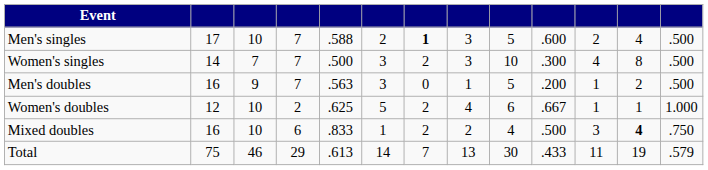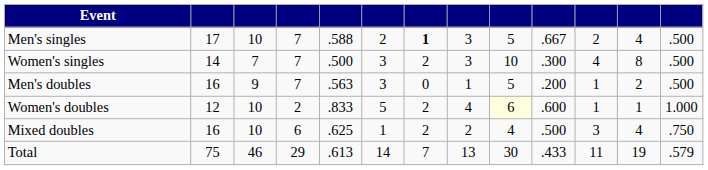(554, 38) .600 -> (554, 38) .667
(340, 107) .625 -> (340, 107) .833
(511, 107) no background -> (511, 107) lightyellow background
(554, 107) .667 -> (554, 107) .600
(340, 130) .833 -> (340, 130) .625
(639, 130) bold -> (639, 130) normal
